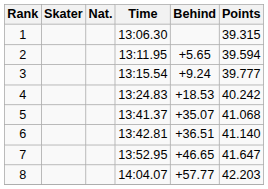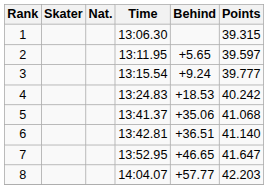(241, 54) 39.594 -> (241, 54) 39.597
(195, 114) +35.07 -> (195, 114) +35.06
